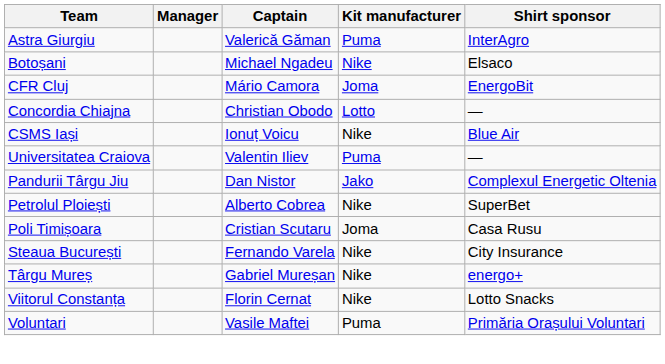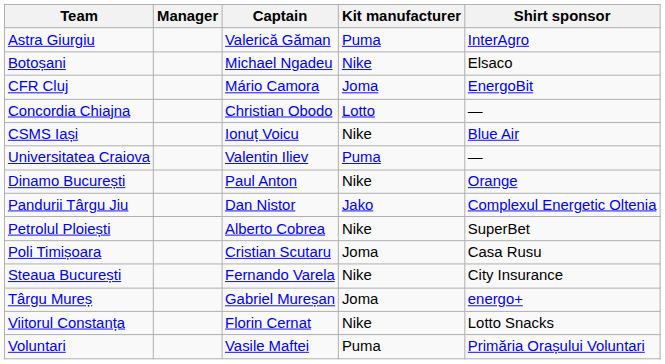+ row: (67, 181)
(357, 275) Nike -> (360, 299) Joma
